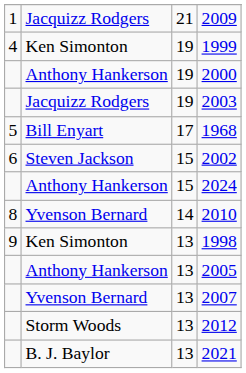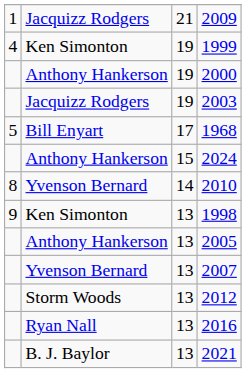- row: (219, 158)
+ row: (219, 325)
